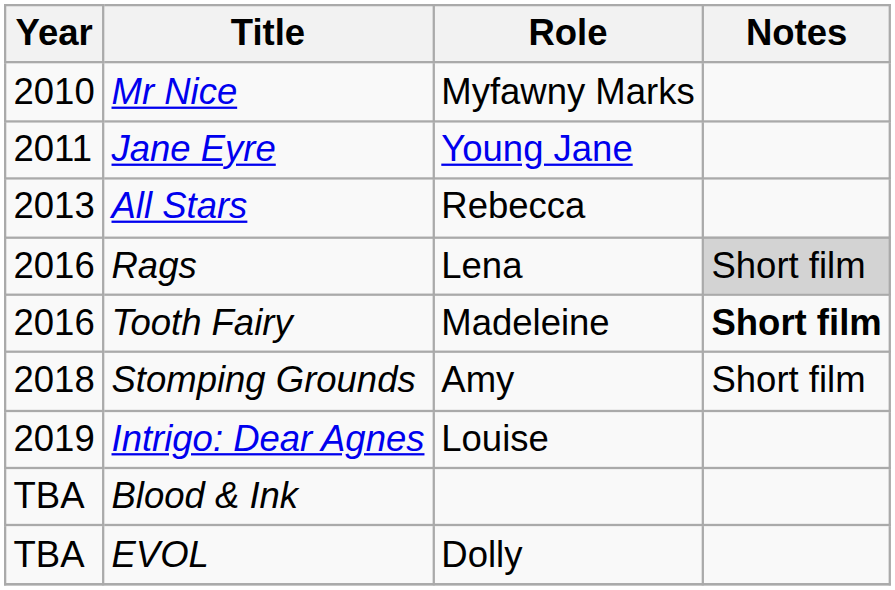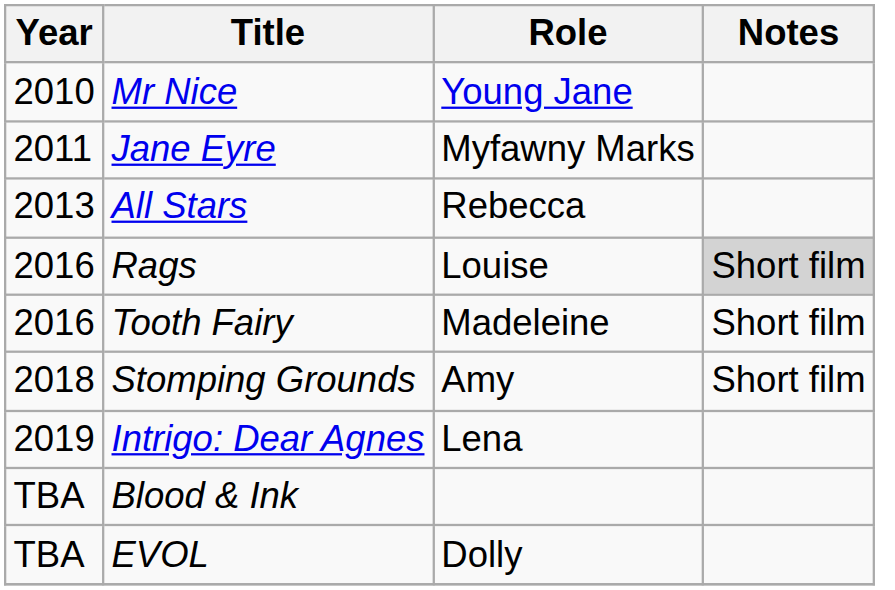(568, 91) Myfawny Marks -> (537, 91) Young Jane
(537, 149) Young Jane -> (568, 149) Myfawny Marks
(482, 264) Lena -> (495, 264) Louise
(797, 322) bold -> (789, 322) normal
(495, 438) Louise -> (482, 438) Lena
